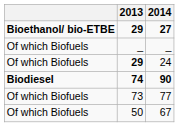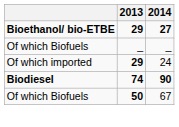(48, 63) Of which Biofuels -> (49, 63) Of which imported
- row: (166, 96)
(137, 113) normal -> (137, 96) bold
